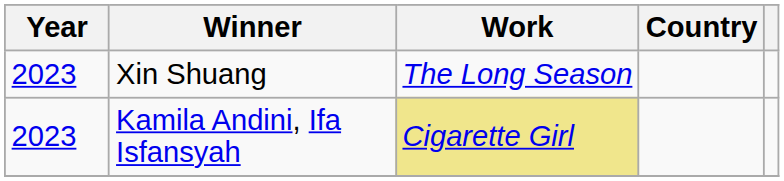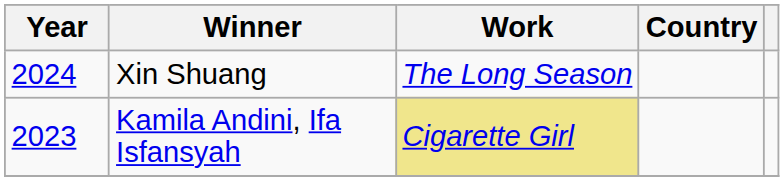(44, 73) 2023 -> (44, 73) 2024
